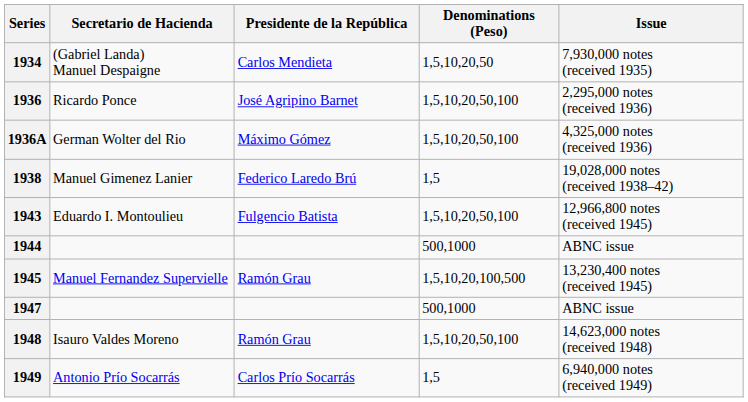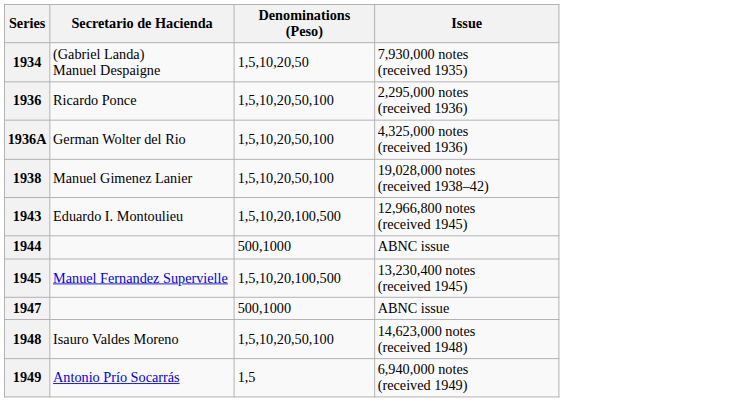- column: (327, 23)
(431, 178) 1,5 -> (286, 178) 1,5,10,20,50,100
(470, 216) 1,5,10,20,50,100 -> (289, 216) 1,5,10,20,100,500
